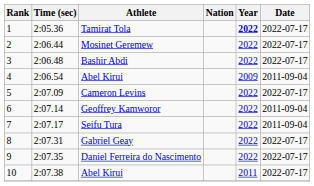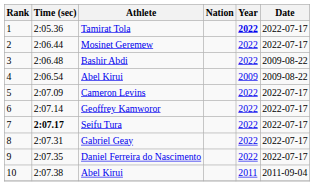(285, 60) 2022-07-17 -> (285, 60) 2009-08-22
(285, 76) 2011-09-04 -> (285, 76) 2009-08-22
(285, 108) 2011-09-04 -> (285, 108) 2022-07-17
(49, 124) normal -> (49, 124) bold
(285, 124) 2011-09-04 -> (285, 124) 2022-07-17
(285, 173) 2022-07-17 -> (285, 173) 2011-09-04
